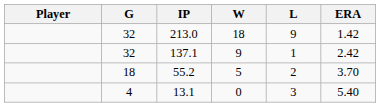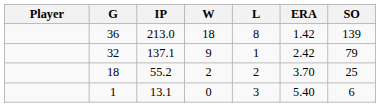+ column: (352, 14)
(129, 33) 32 -> (113, 33) 36
(293, 33) 9 -> (256, 33) 8
(239, 72) 5 -> (208, 72) 2
(129, 92) 4 -> (113, 92) 1
